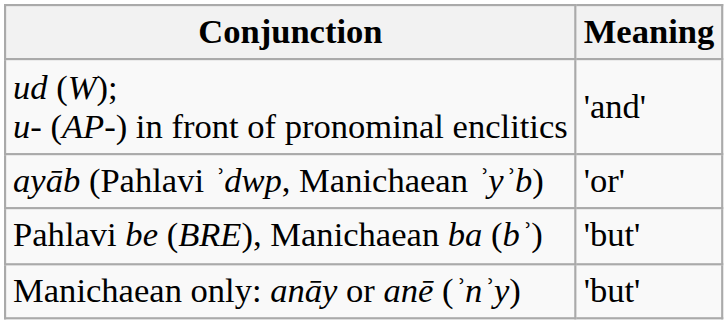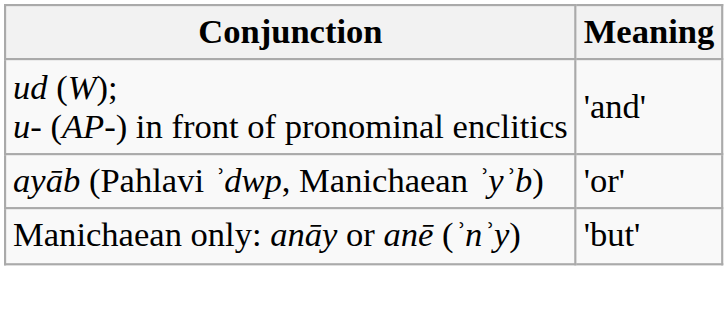- row: (278, 235)
